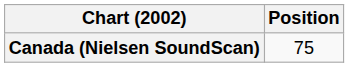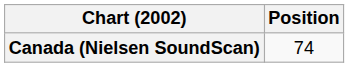(304, 47) 75 -> (304, 47) 74
